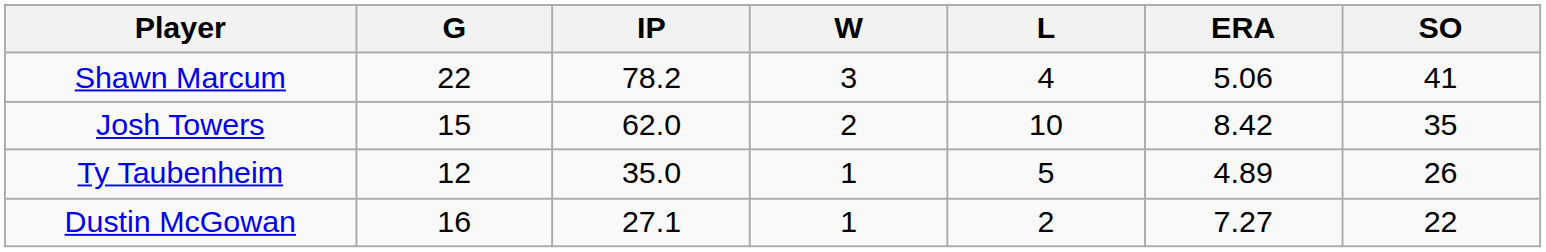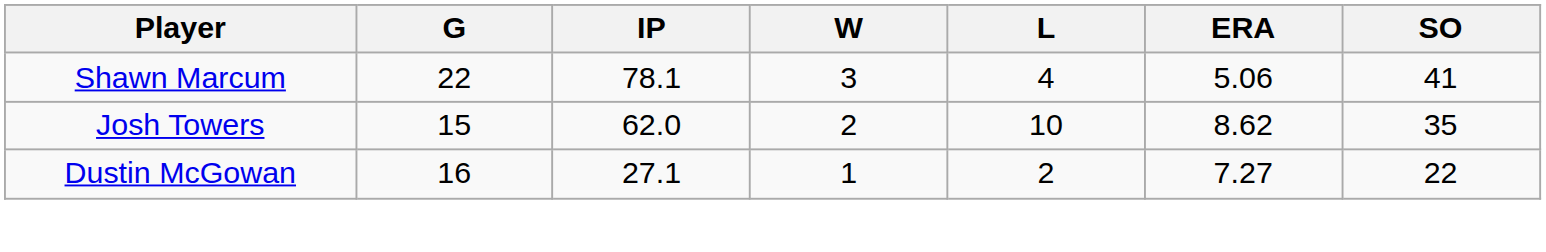(651, 76) 78.2 -> (651, 76) 78.1
(1243, 125) 8.42 -> (1243, 125) 8.62
- row: (180, 173)
